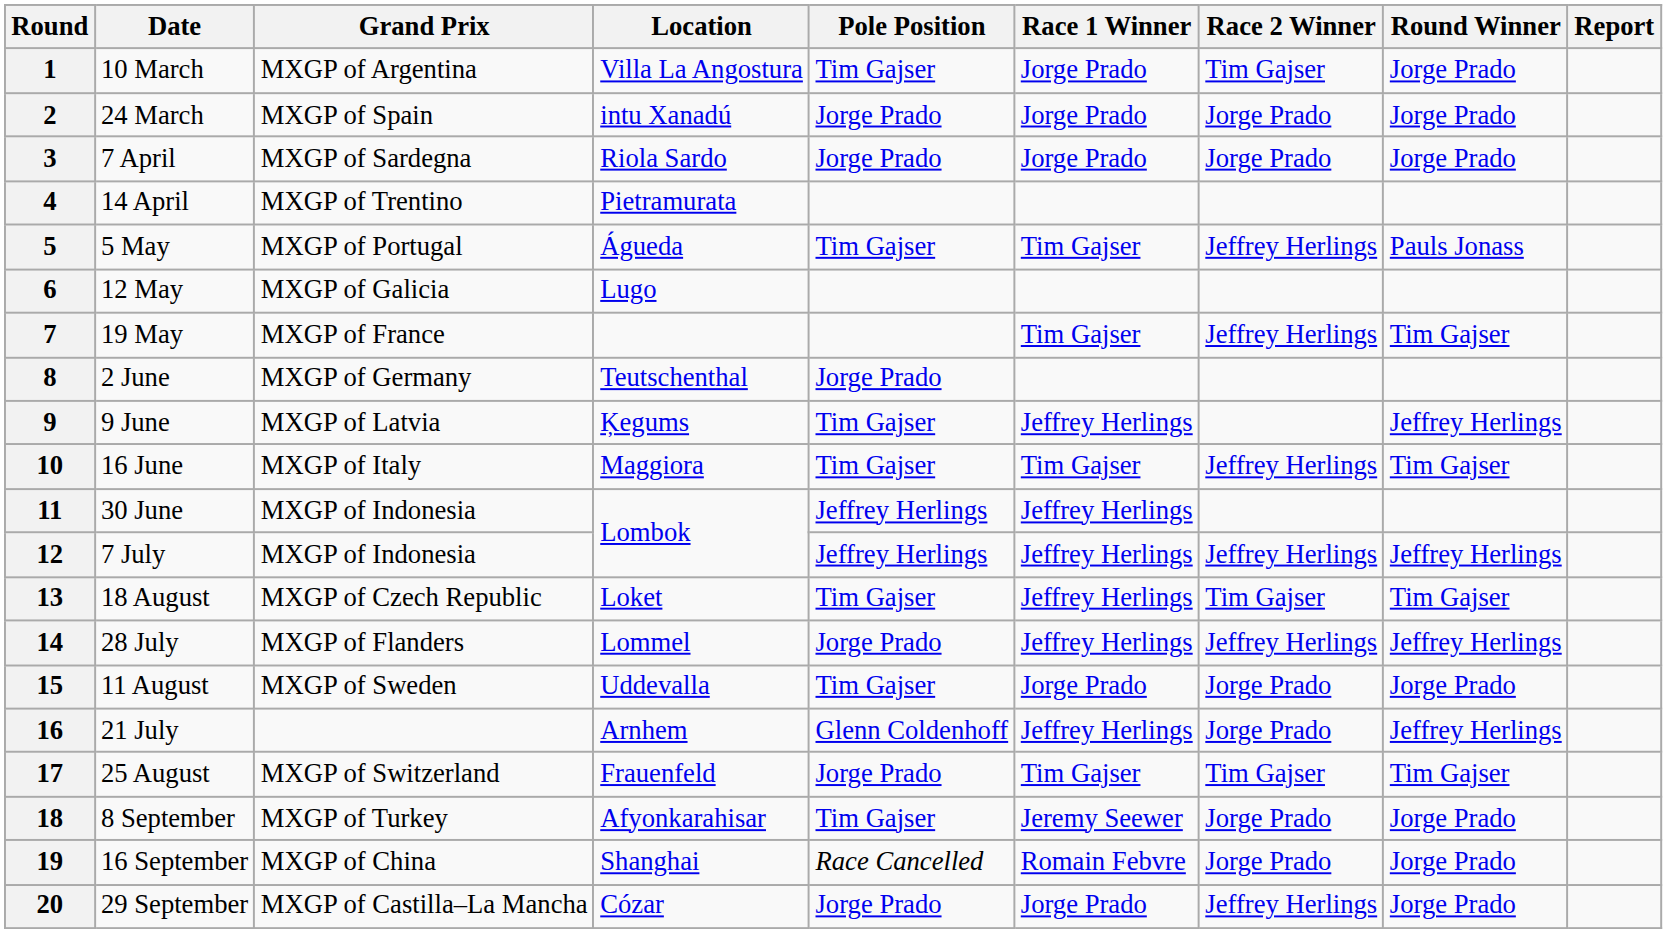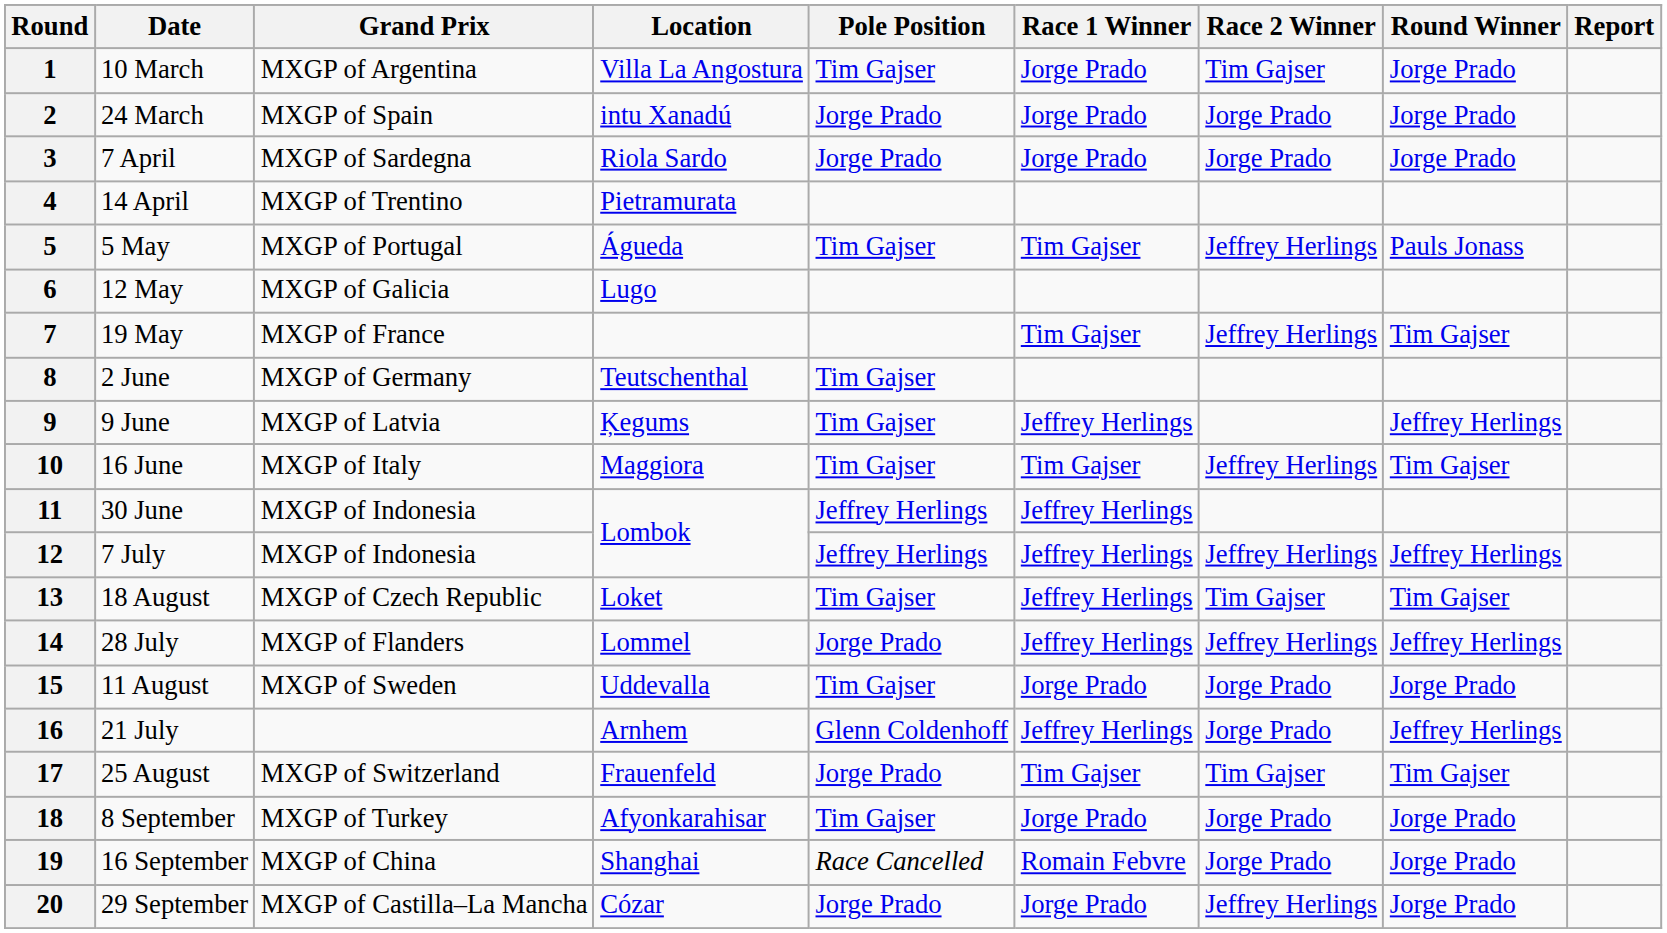(879, 377) Jorge Prado -> (875, 377) Tim Gajser
(1102, 817) Jeremy Seewer -> (1084, 817) Jorge Prado
